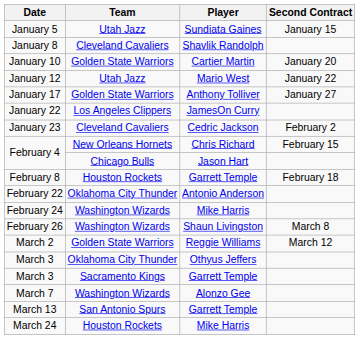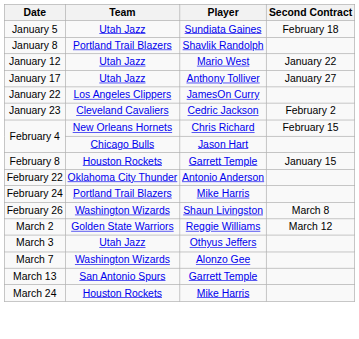(311, 29) January 15 -> (311, 29) February 18
(122, 45) Cleveland Cavaliers -> (122, 45) Portland Trail Blazers
- row: (35, 62)
(122, 95) Golden State Warriors -> (122, 78) Utah Jazz
(311, 177) February 18 -> (311, 161) January 15
(122, 210) Washington Wizards -> (122, 194) Portland Trail Blazers
(122, 260) Oklahoma City Thunder -> (122, 243) Utah Jazz
- row: (35, 276)
